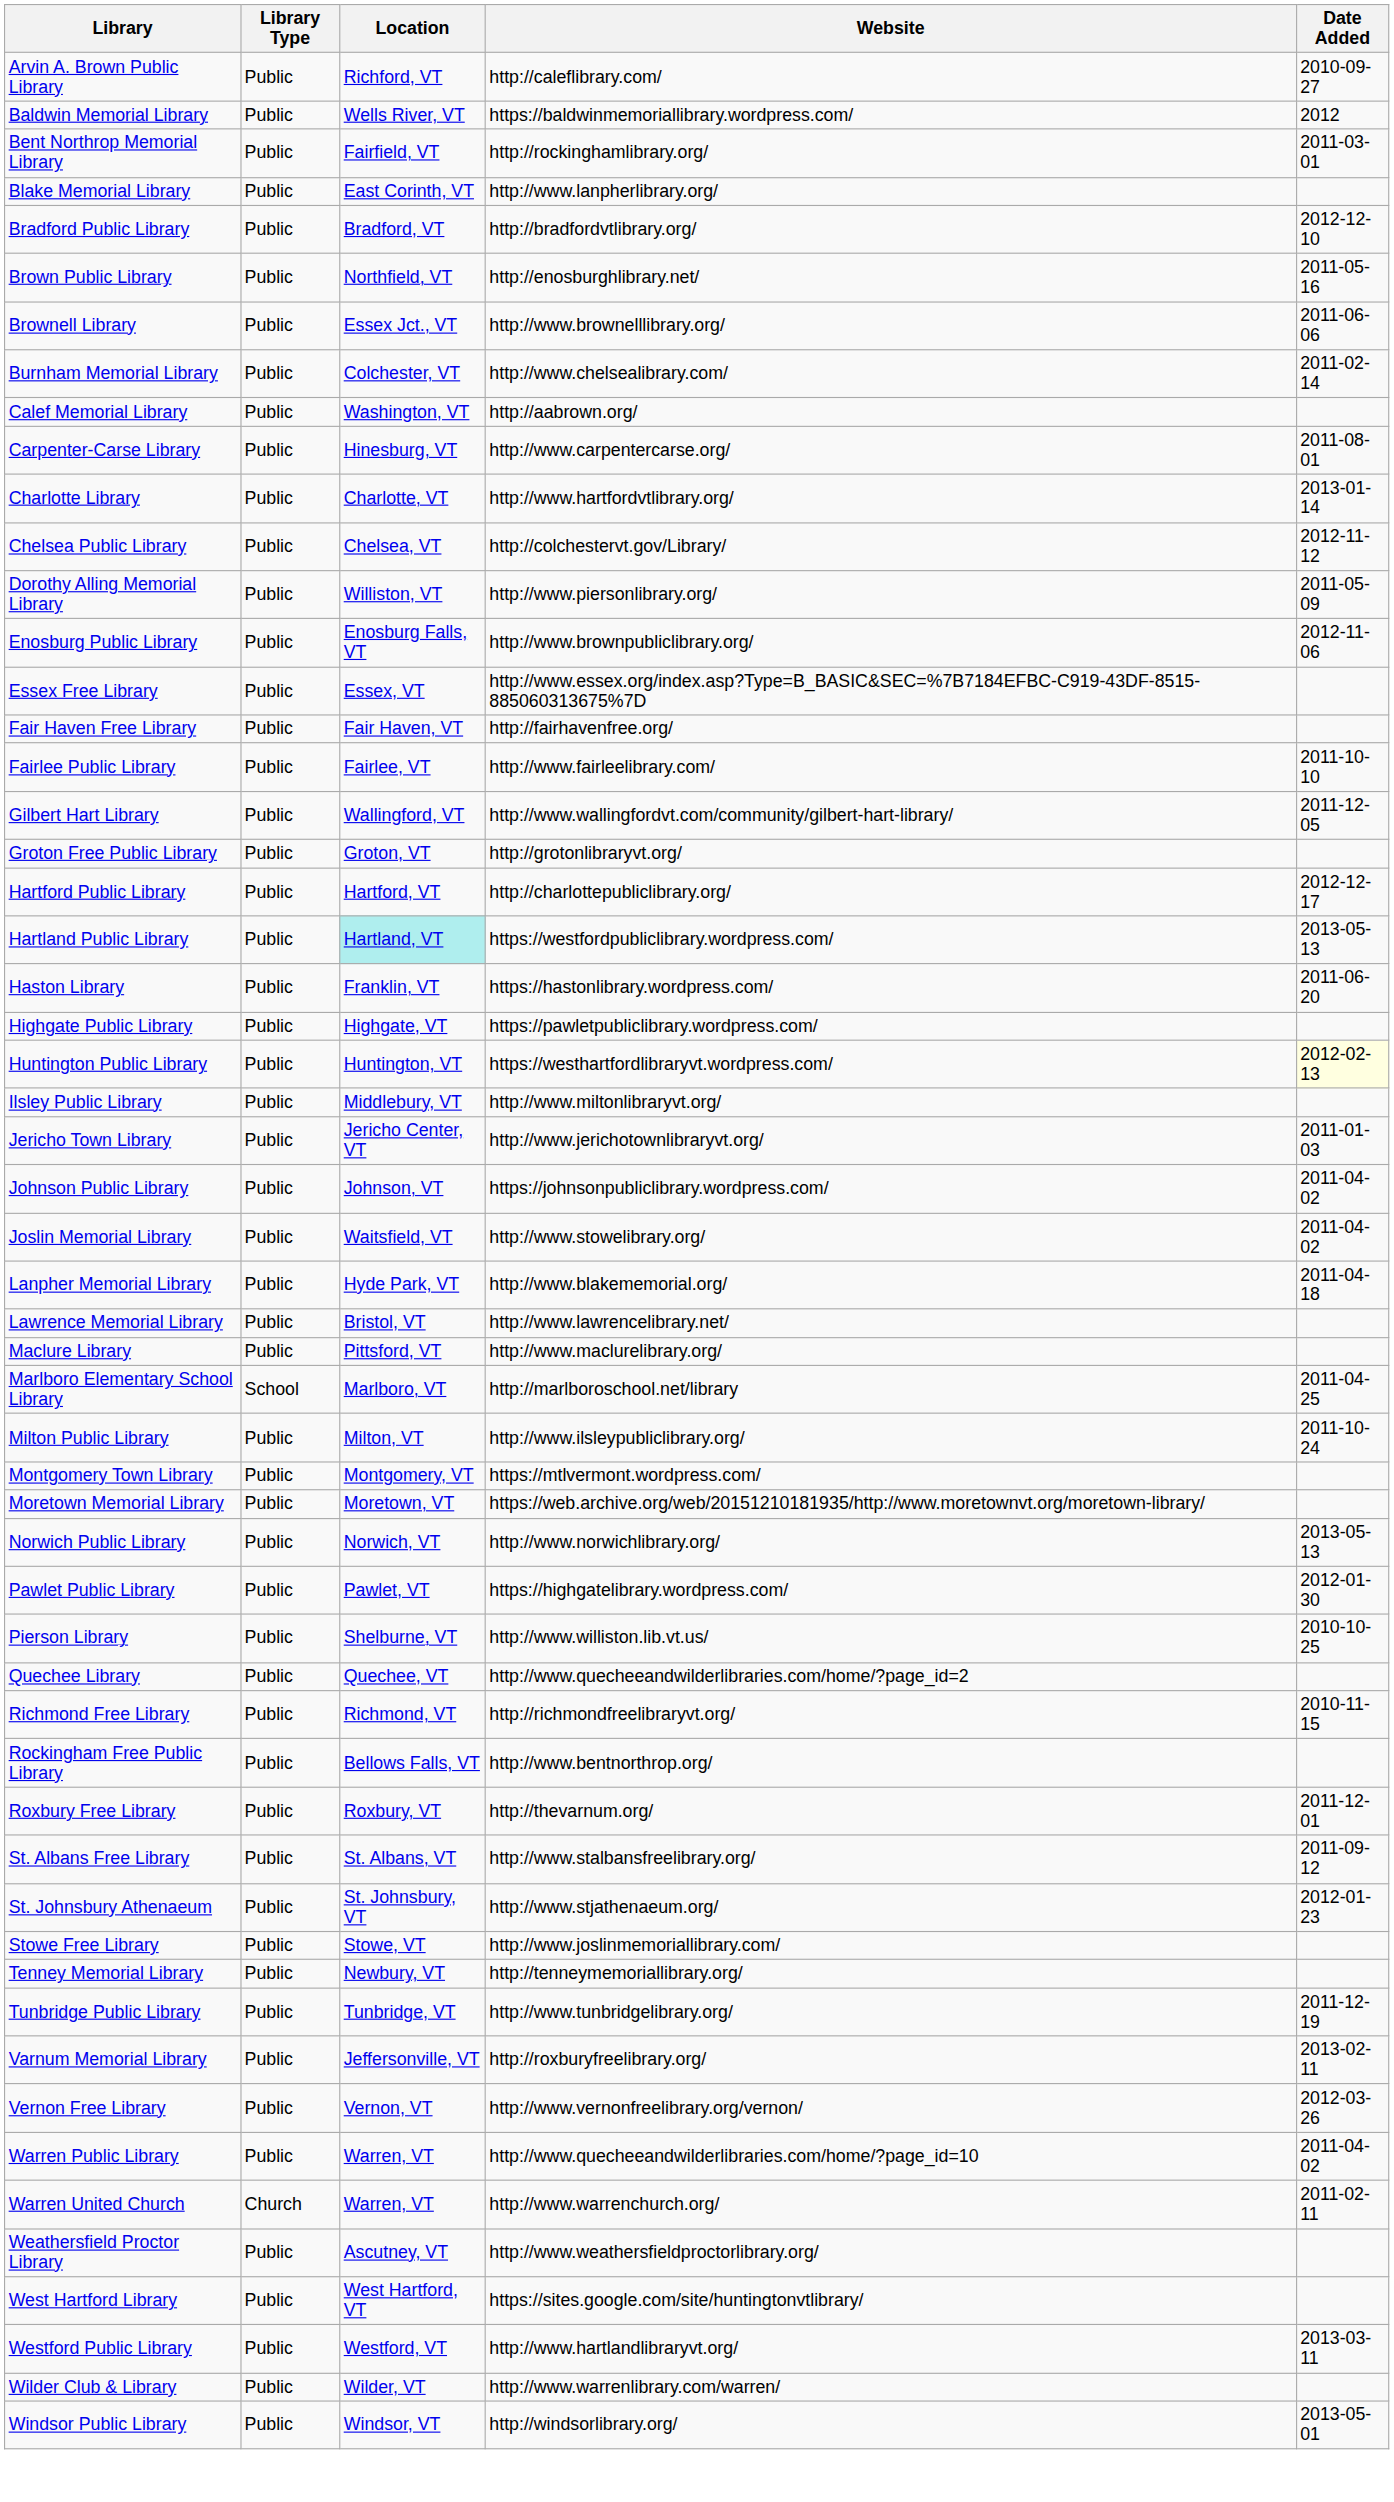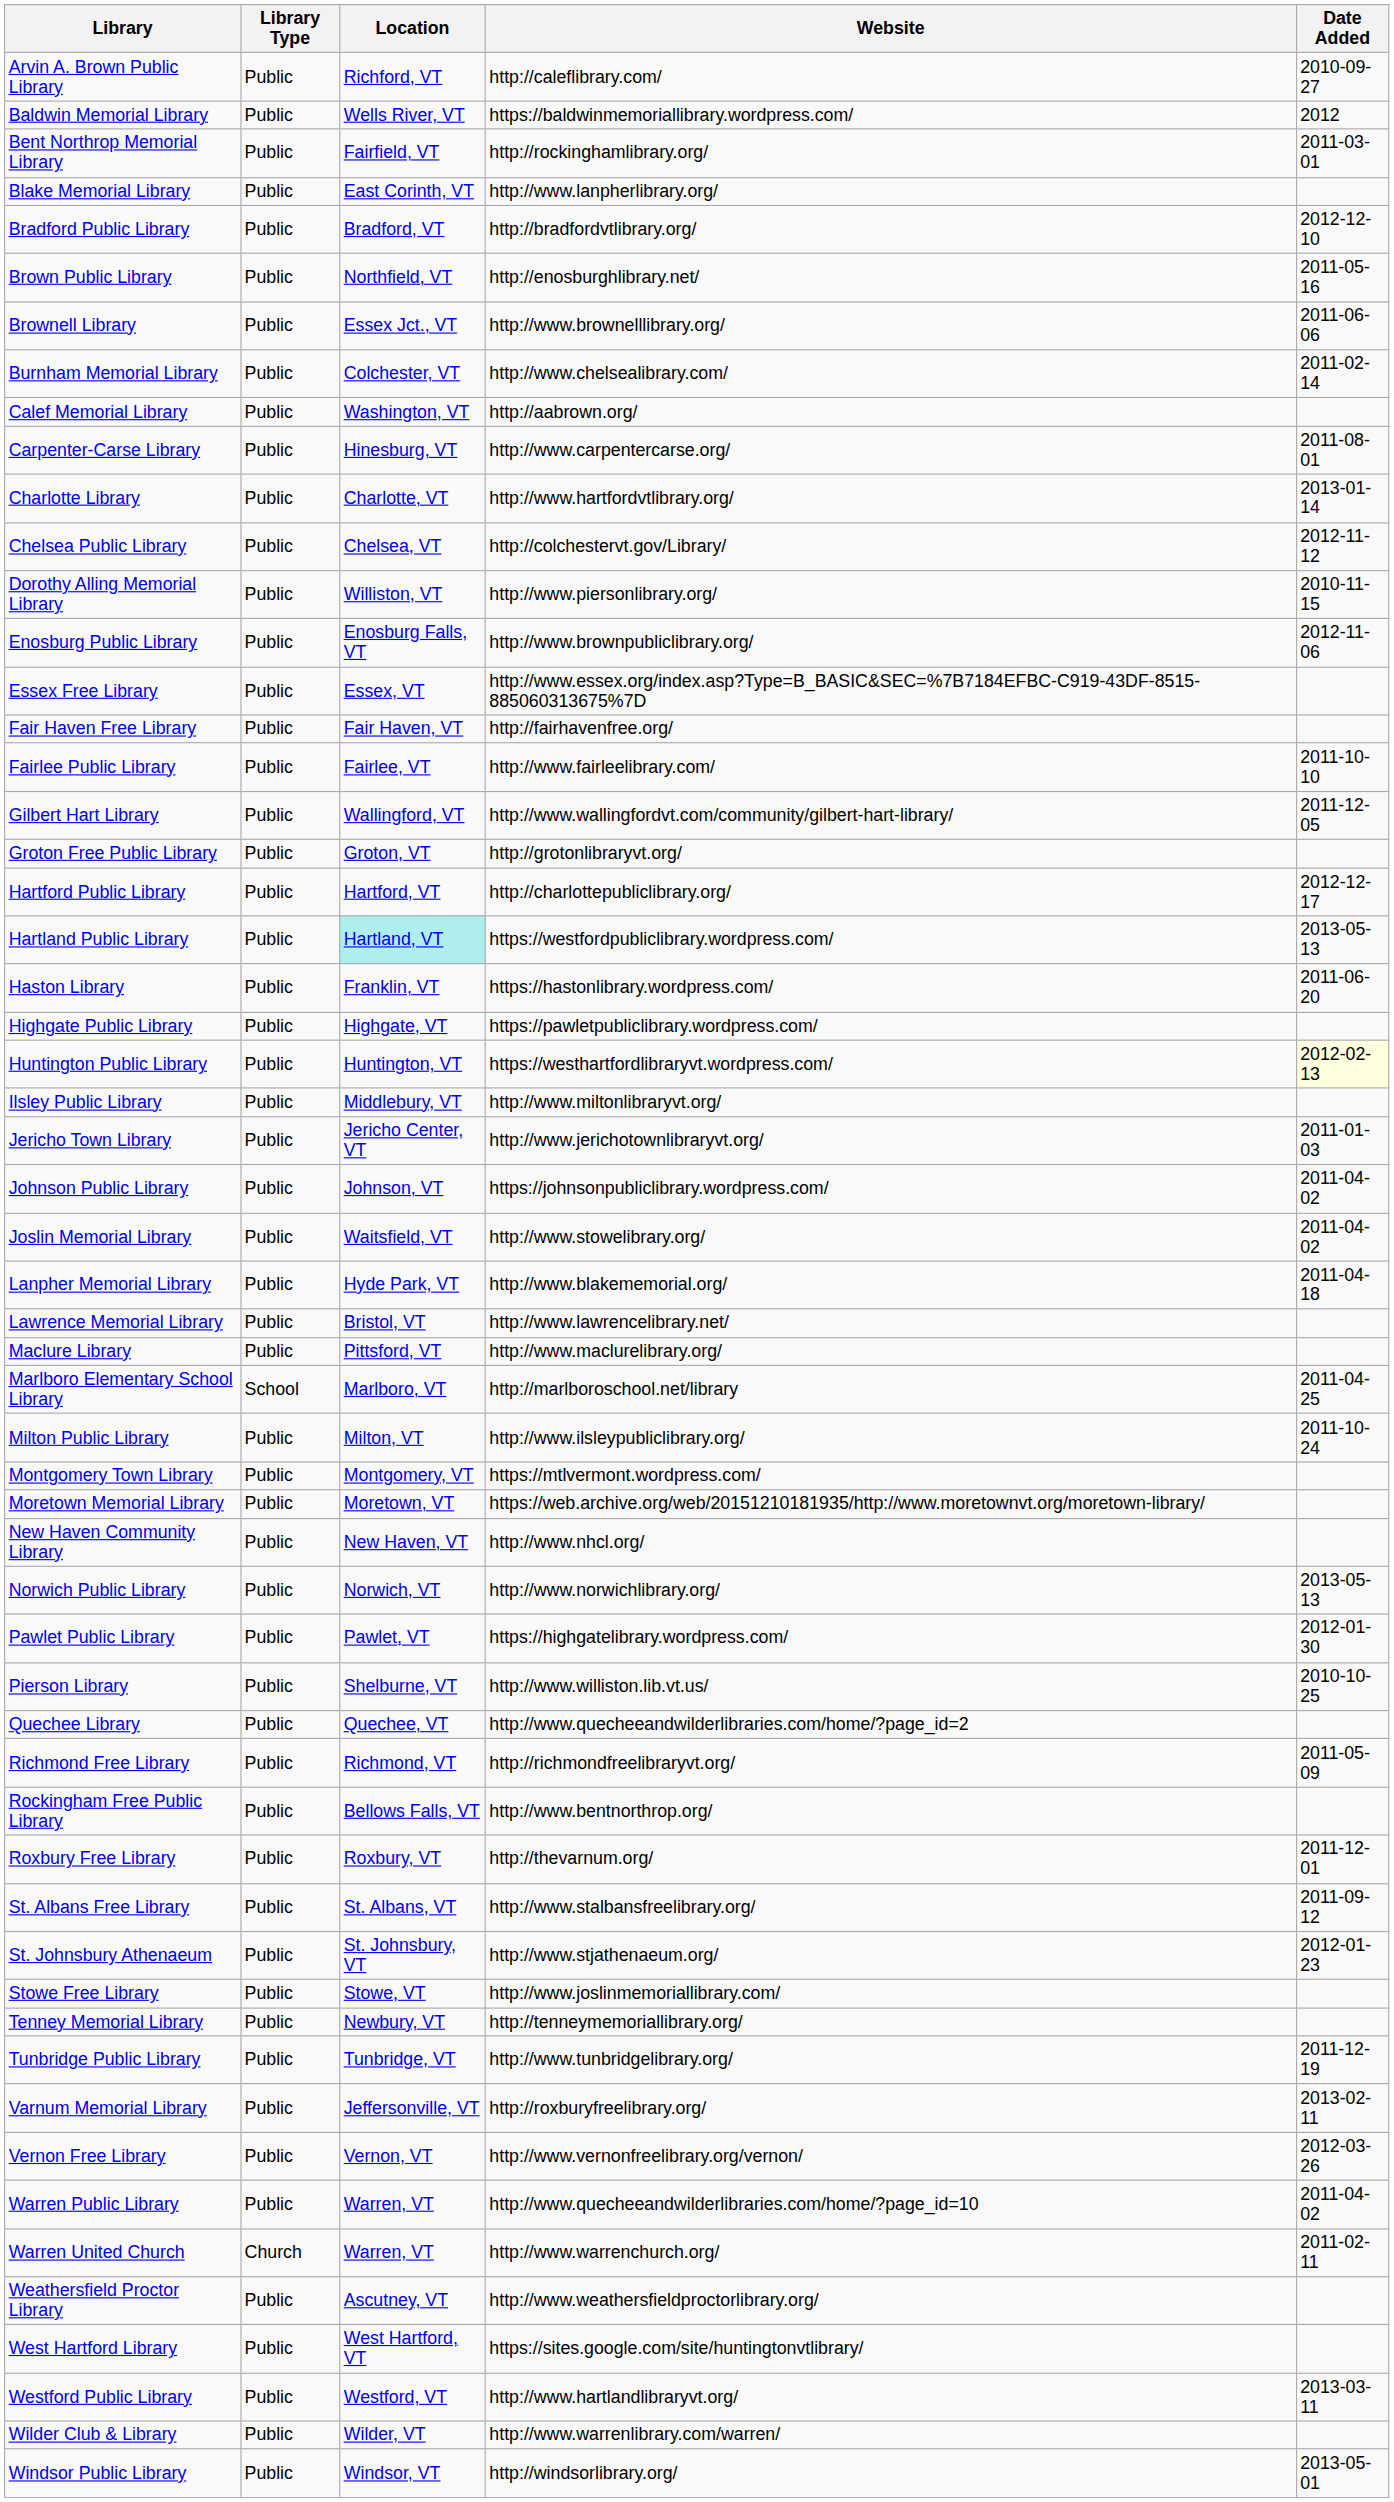(1335, 594) 2011-05-09 -> (1335, 594) 2010-11-15
+ row: (102, 1542)
(1335, 1714) 2010-11-15 -> (1335, 1762) 2011-05-09
